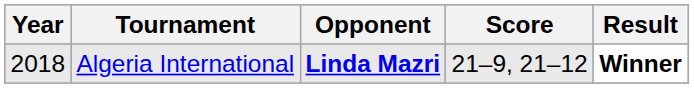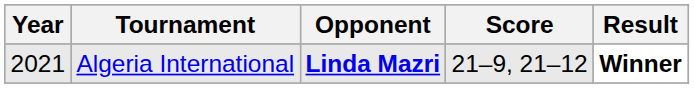(38, 63) 2018 -> (38, 63) 2021
